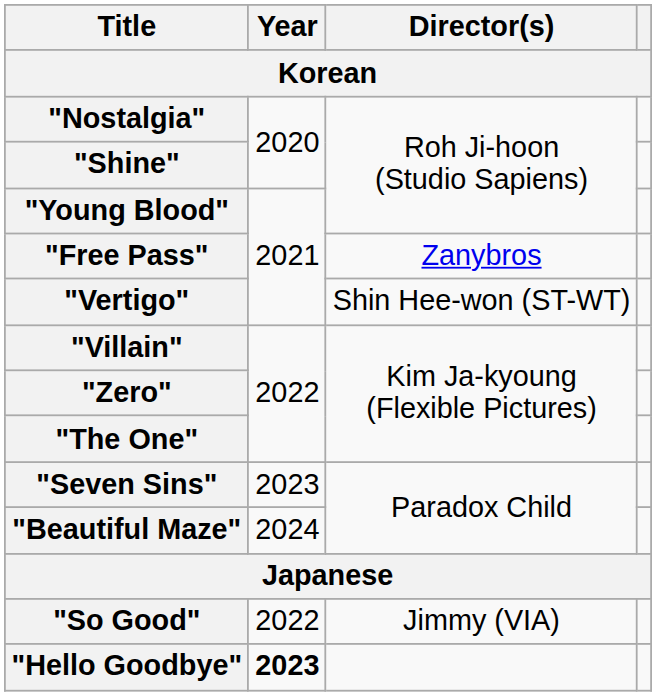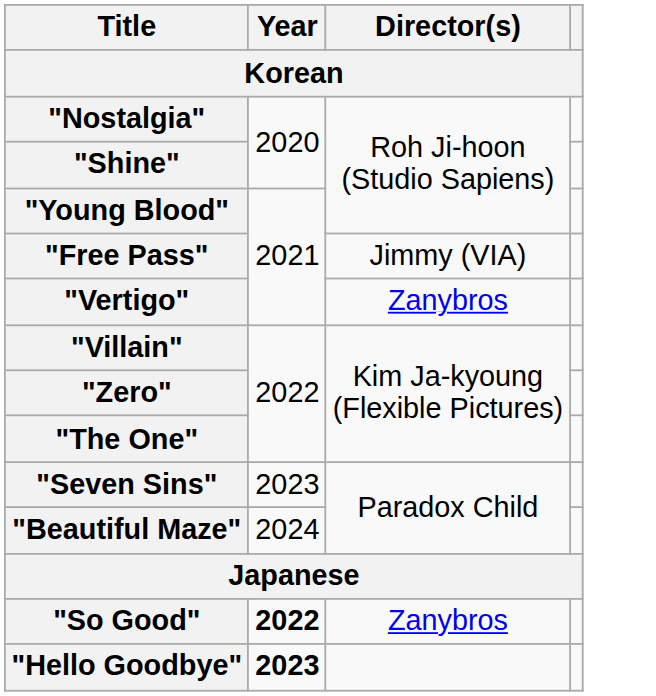(482, 255) Zanybros -> (448, 255) Jimmy (VIA)
(482, 301) Shin Hee-won (ST-WT) -> (448, 301) Zanybros
(287, 621) normal -> (287, 621) bold
(482, 621) Jimmy (VIA) -> (448, 621) Zanybros
